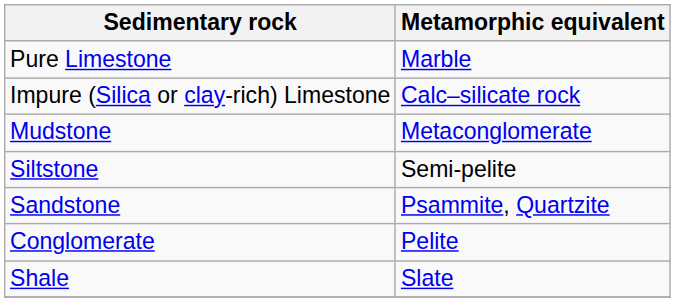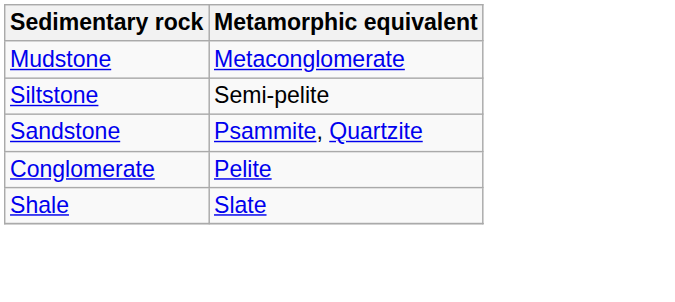- row: (91, 59)
- row: (200, 95)
